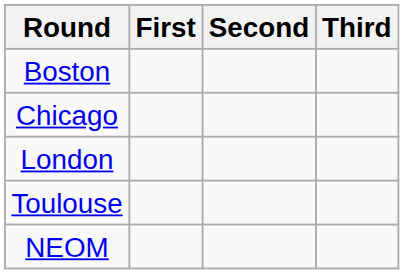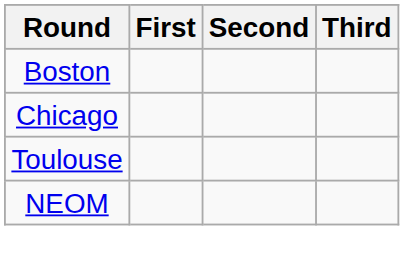- row: (67, 159)
